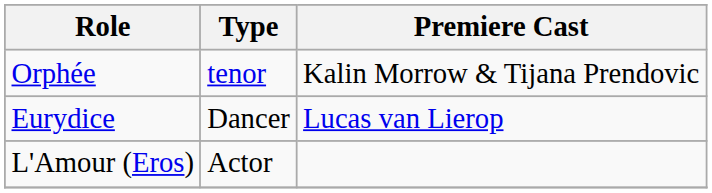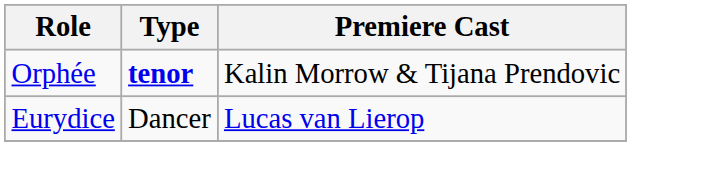(237, 72) normal -> (161, 72) bold
- row: (103, 163)
